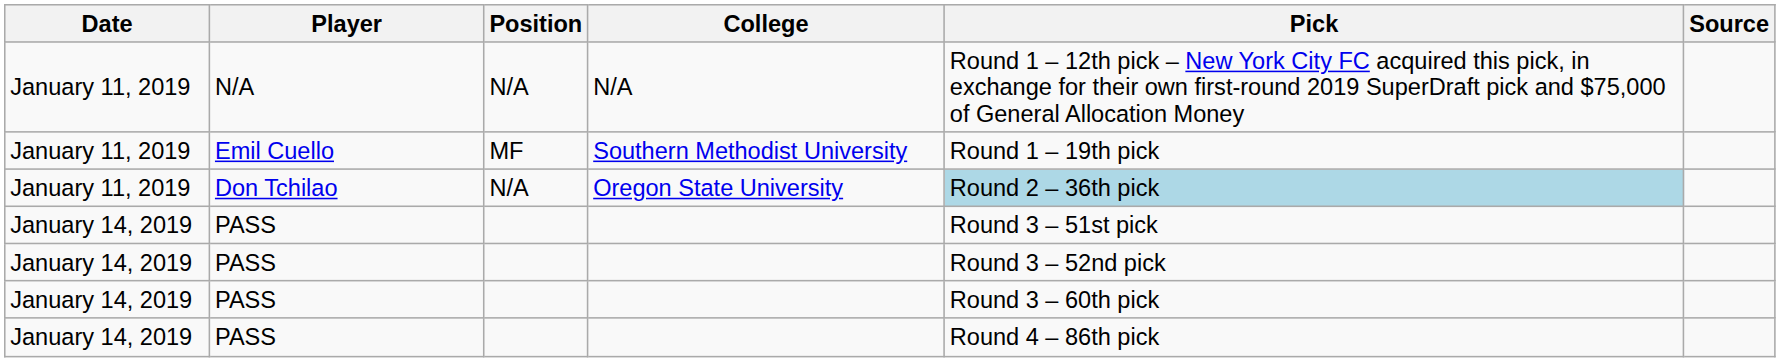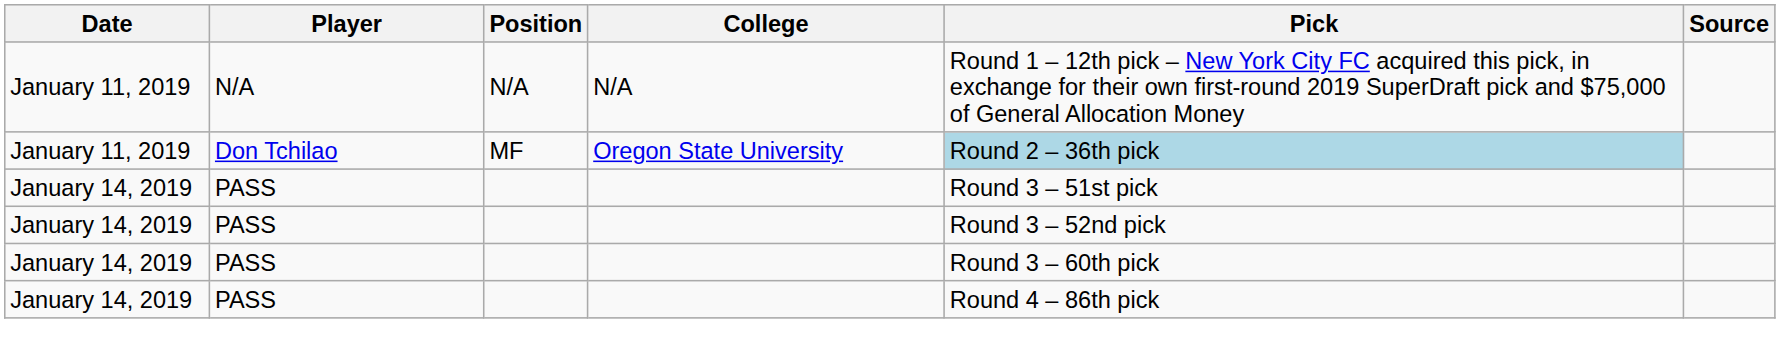- row: (274, 151)
(509, 188) N/A -> (506, 151) MF
